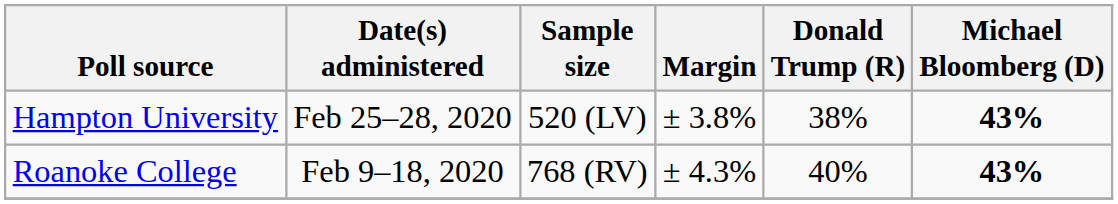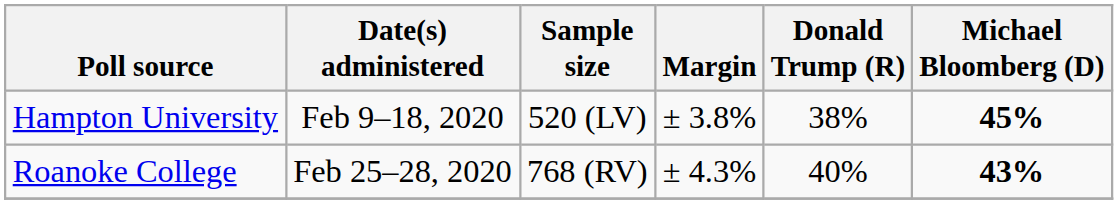(403, 117) Feb 25–28, 2020 -> (403, 117) Feb 9–18, 2020
(1012, 117) 43% -> (1012, 117) 45%
(403, 170) Feb 9–18, 2020 -> (403, 170) Feb 25–28, 2020
